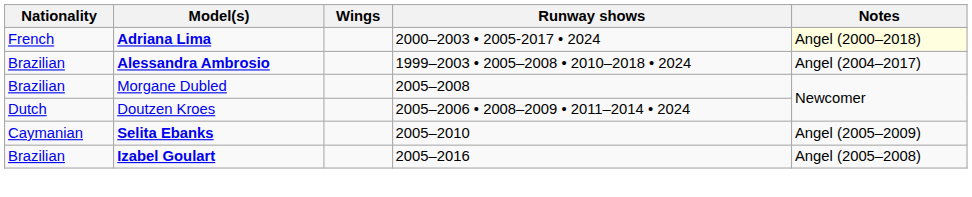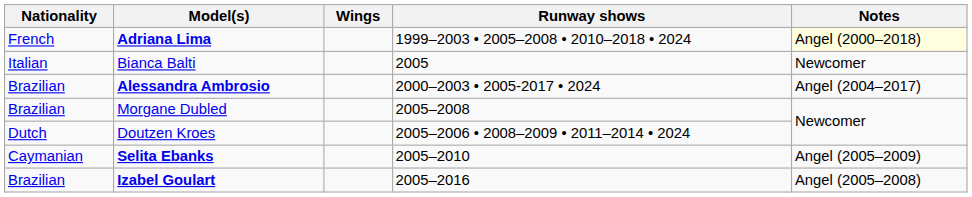(498, 39) 2000–2003 • 2005-2017 • 2024 -> (543, 39) 1999–2003 • 2005–2008 • 2010–2018 • 2024
+ row: (156, 63)
(543, 63) 1999–2003 • 2005–2008 • 2010–2018 • 2024 -> (498, 86) 2000–2003 • 2005-2017 • 2024
